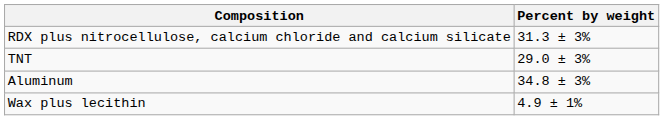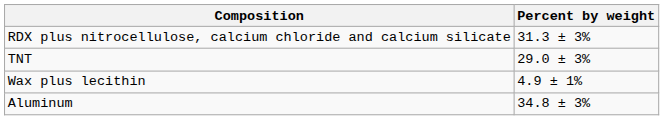rows swapped: (40, 82) <-> (77, 104)
